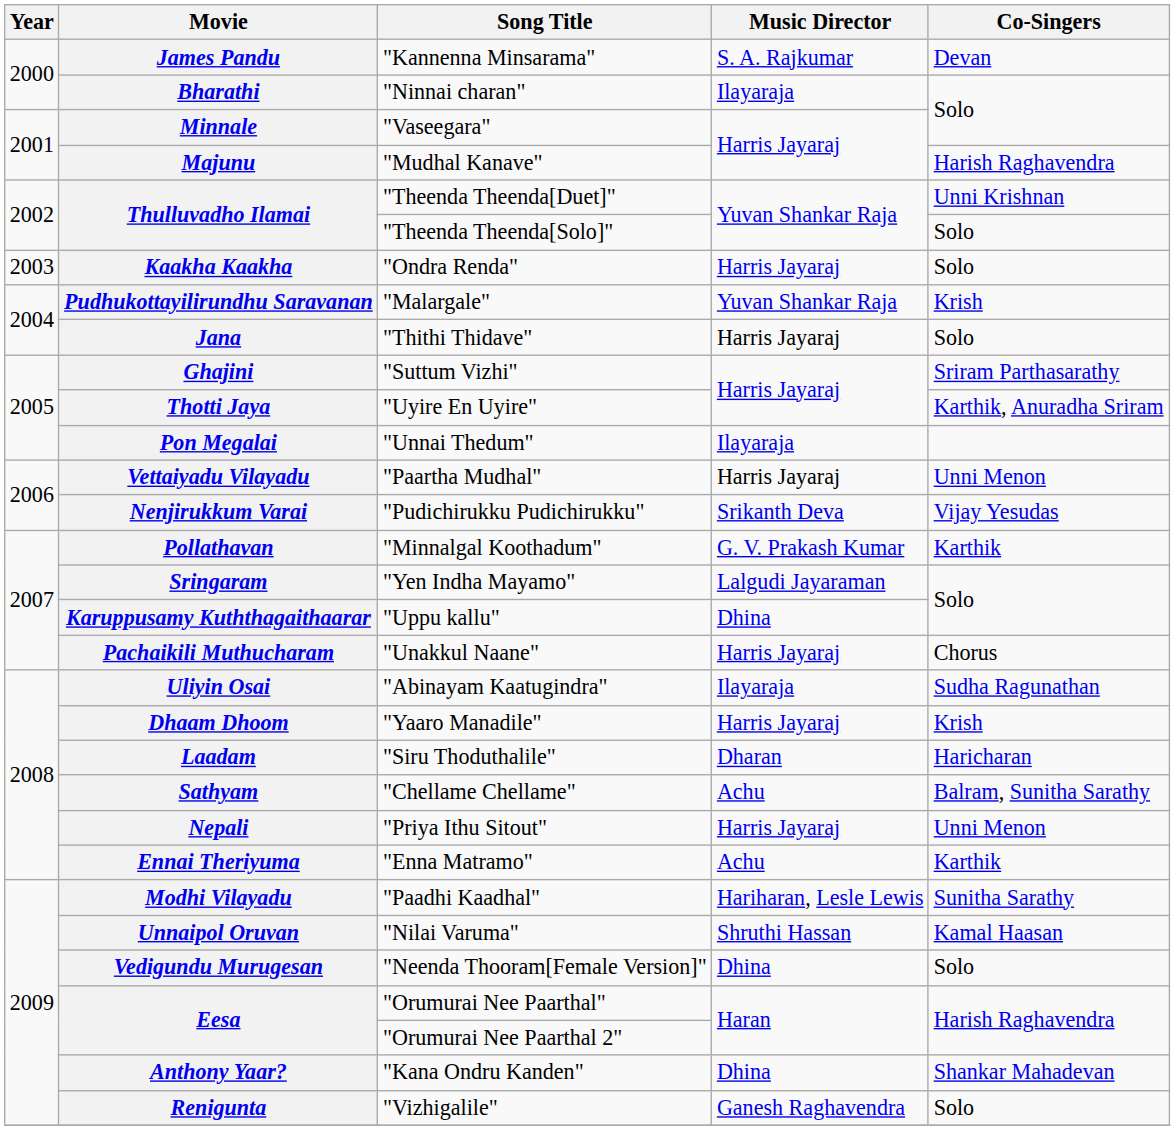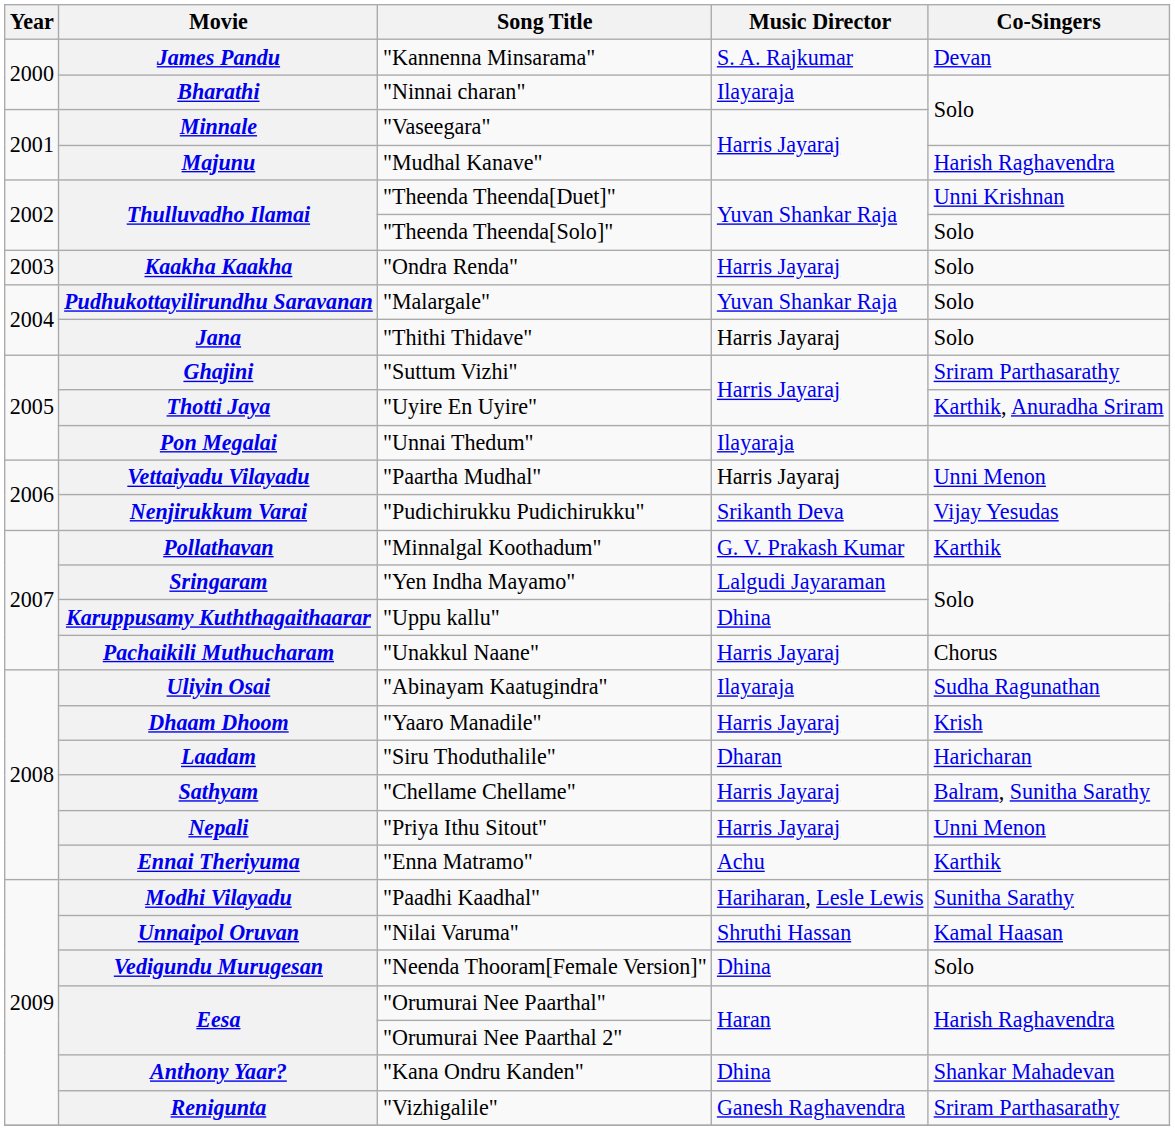(958, 302) Krish -> (954, 302) Solo
(741, 792) Achu -> (778, 792) Harris Jayaraj
(954, 1107) Solo -> (1027, 1107) Sriram Parthasarathy
